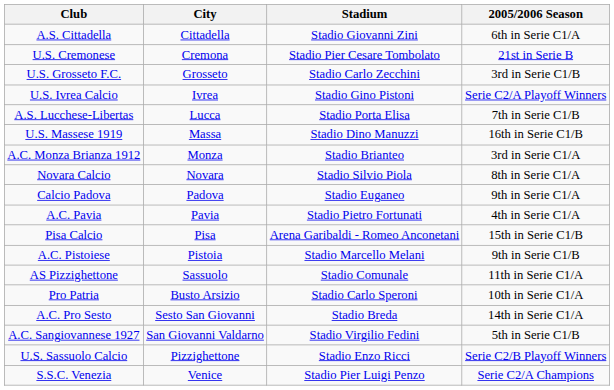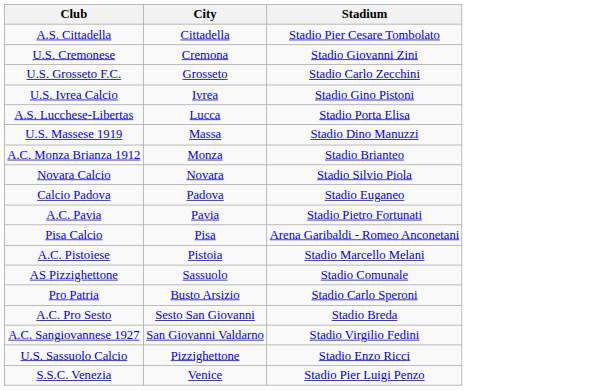- column: (536, 14)
(364, 34) Stadio Giovanni Zini -> (364, 34) Stadio Pier Cesare Tombolato
(364, 54) Stadio Pier Cesare Tombolato -> (364, 54) Stadio Giovanni Zini
